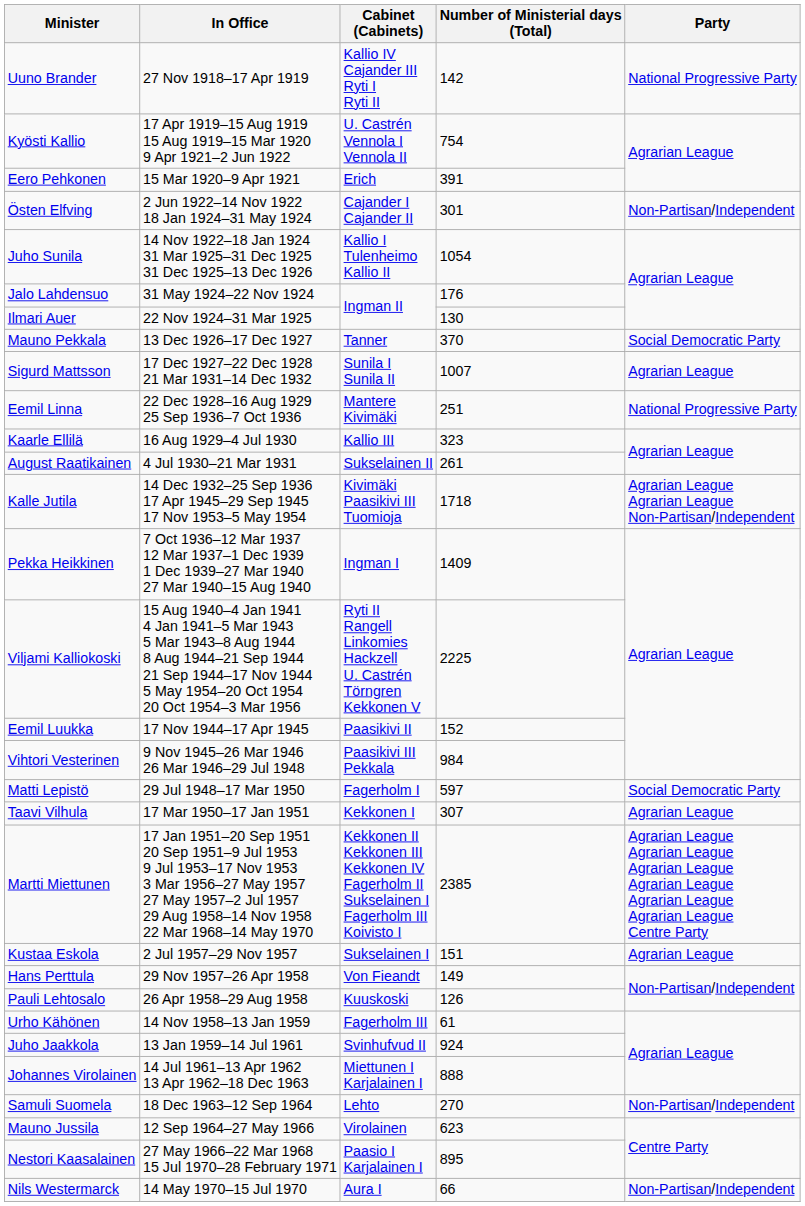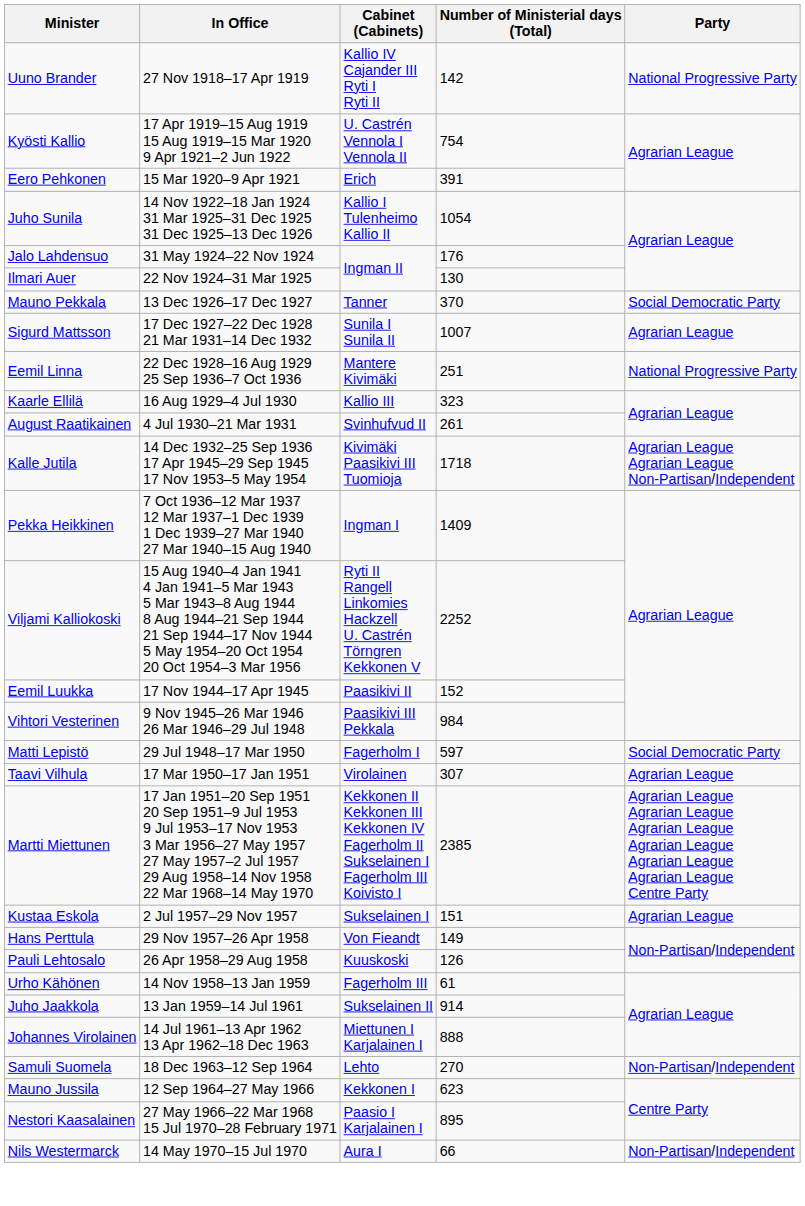- row: (50, 210)
(388, 463) Sukselainen II -> (385, 424) Svinhufvud II
(455, 658) 2225 -> (455, 620) 2252
(379, 813) Kekkonen I -> (375, 774) Virolainen
(385, 1044) Svinhufvud II -> (388, 1006) Sukselainen II
(452, 1044) 924 -> (452, 1006) 914
(375, 1128) Virolainen -> (379, 1090) Kekkonen I
